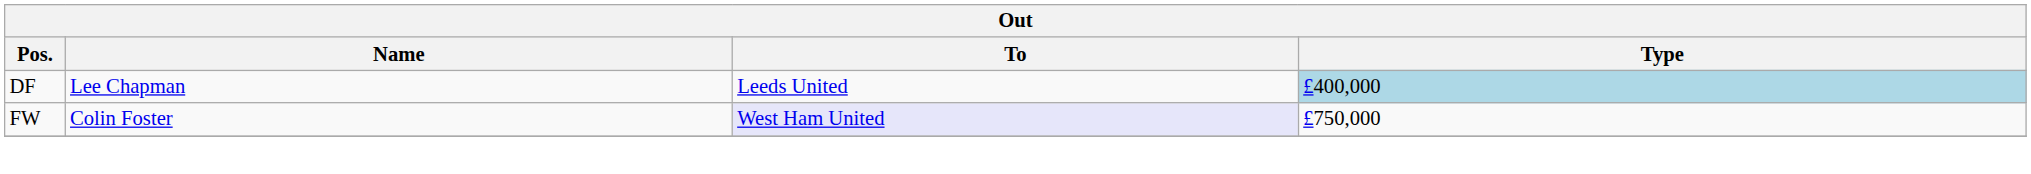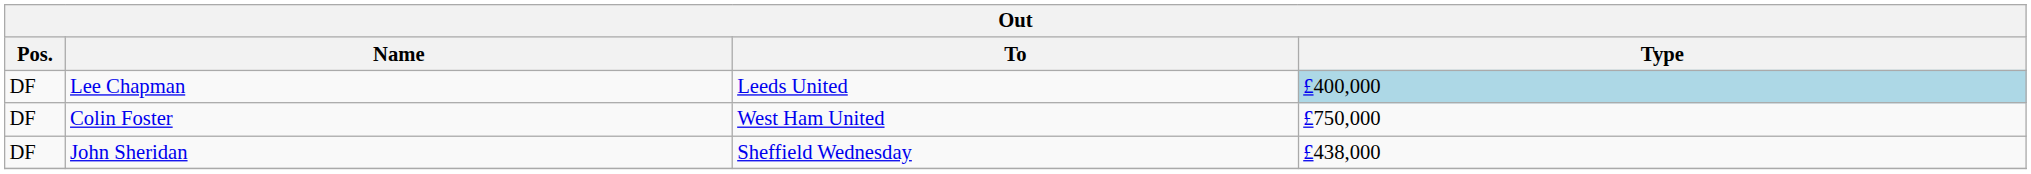(25, 119) FW -> (23, 119) DF
(811, 119) lavender background -> (811, 119) no background
+ row: (129, 151)
